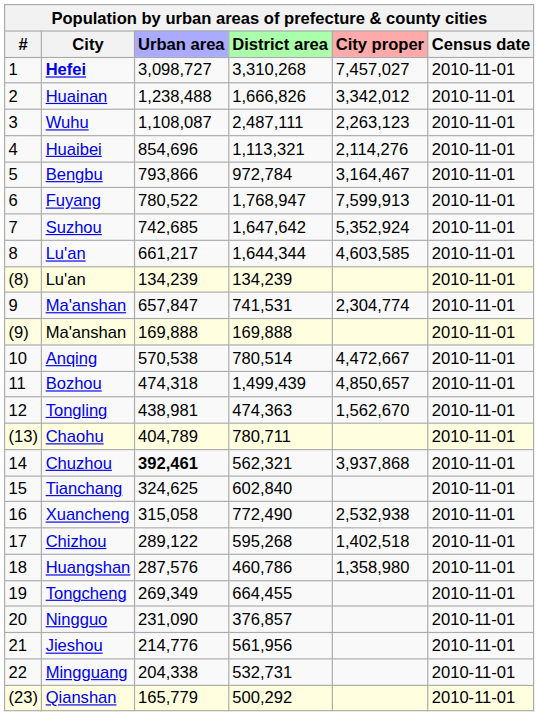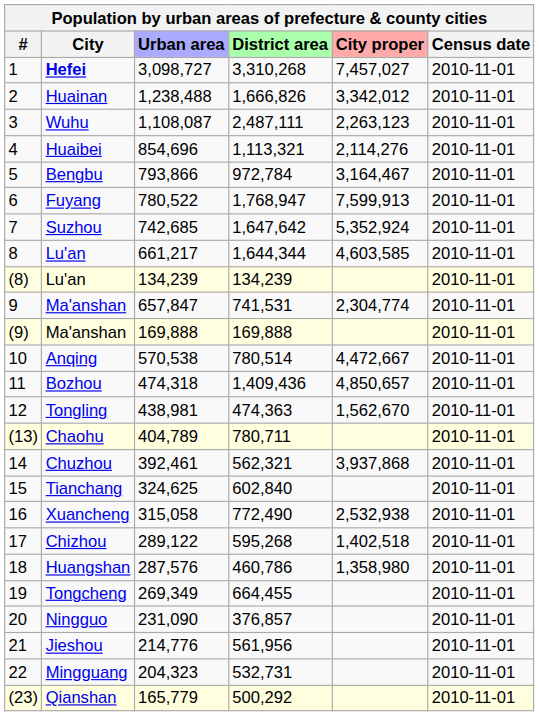(269, 384) 1,499,439 -> (269, 384) 1,409,436
(168, 463) bold -> (168, 463) normal
(168, 672) 204,338 -> (168, 672) 204,323
